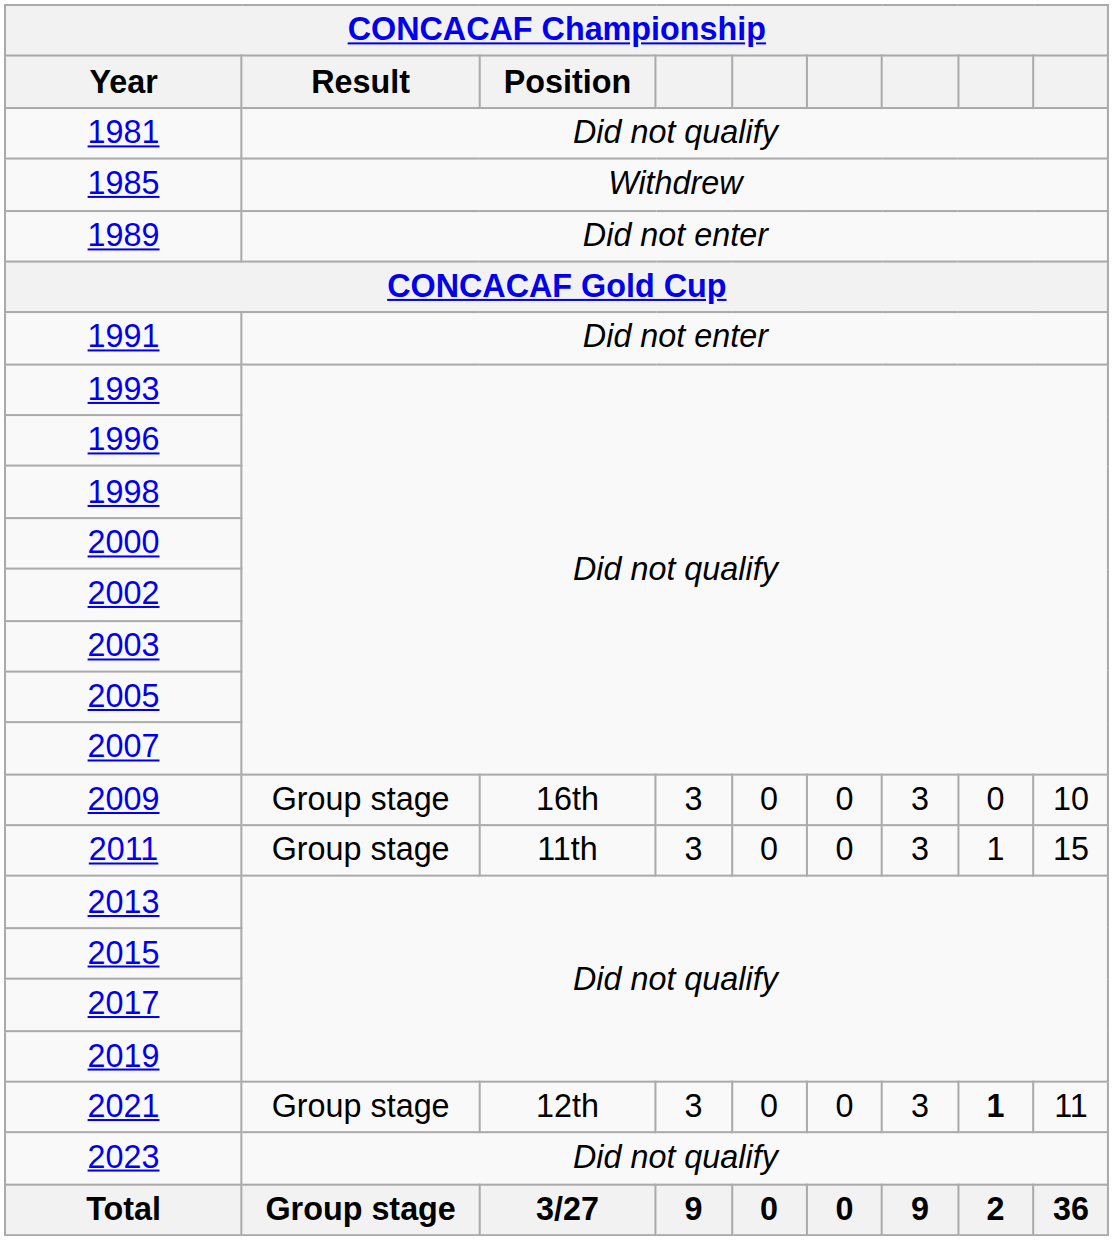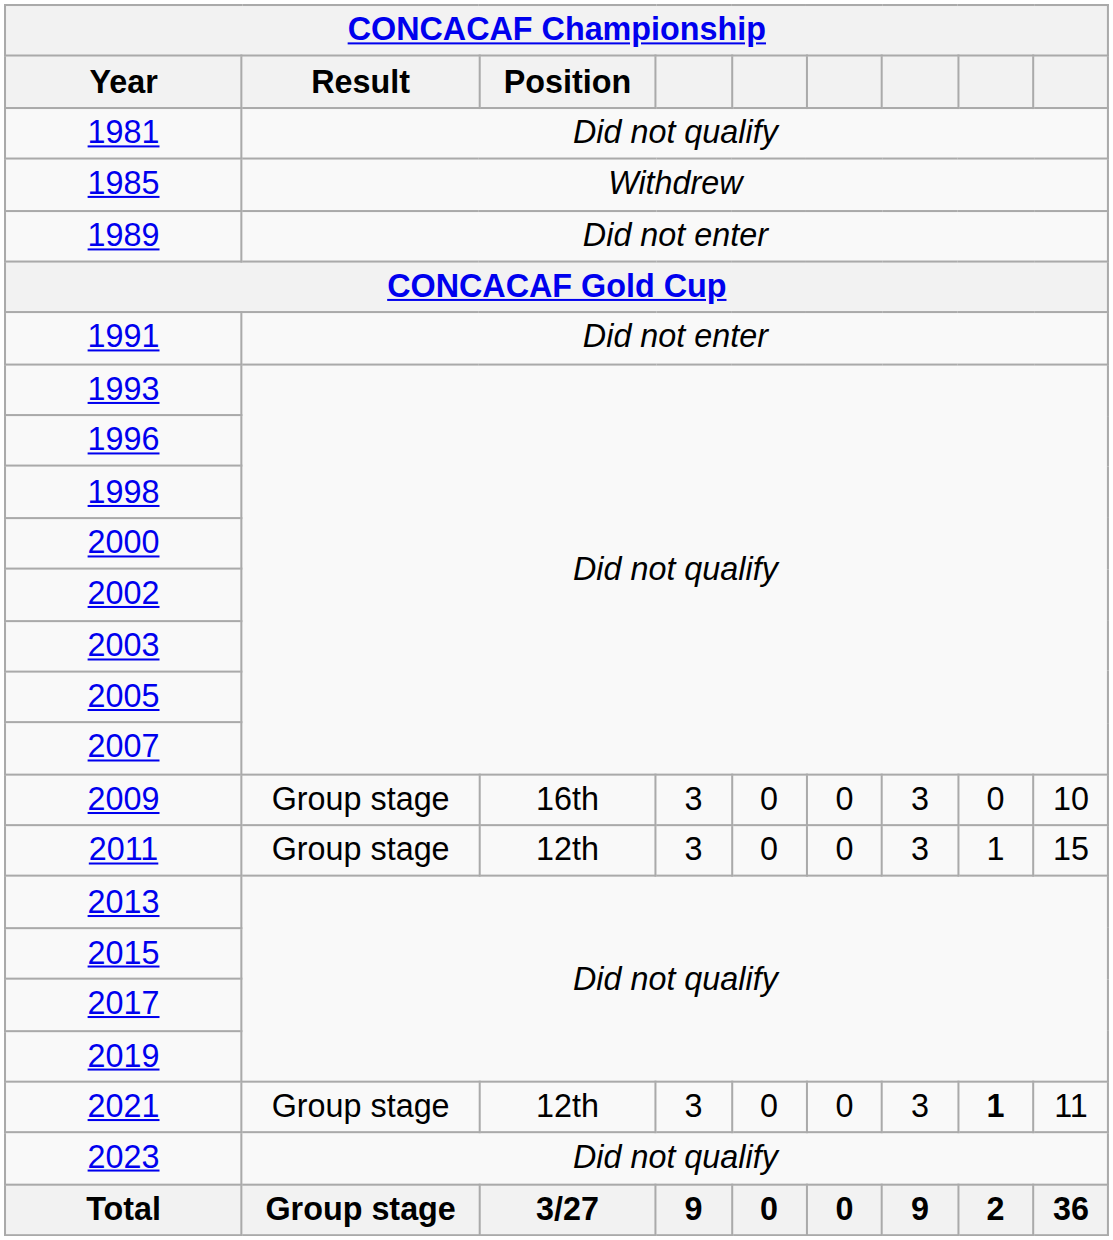(567, 850) 11th -> (567, 850) 12th
